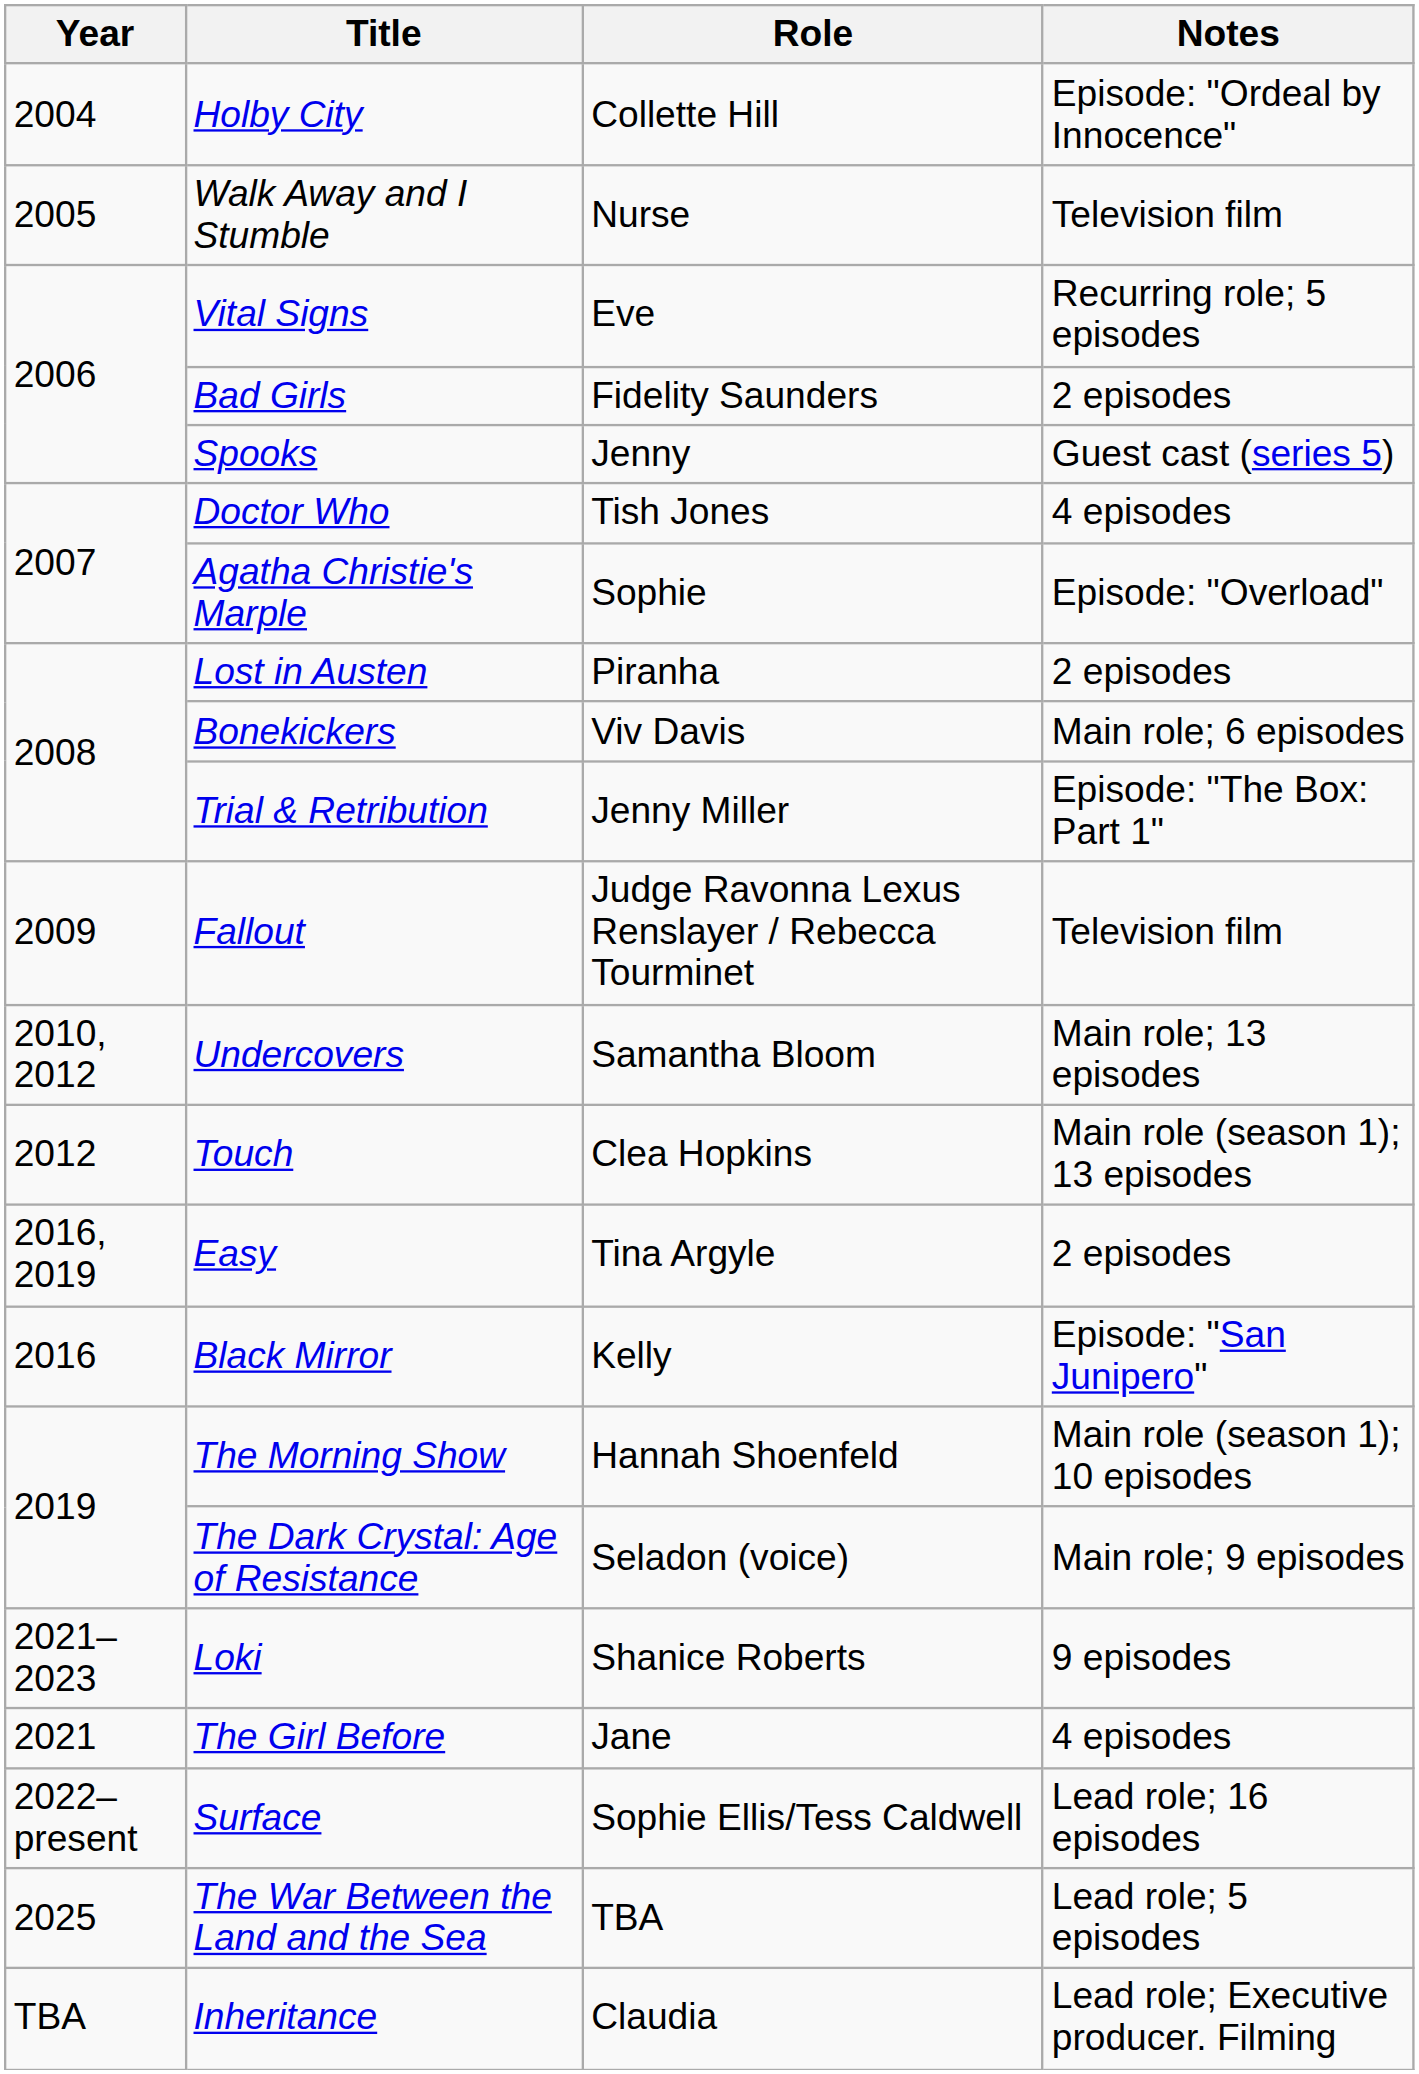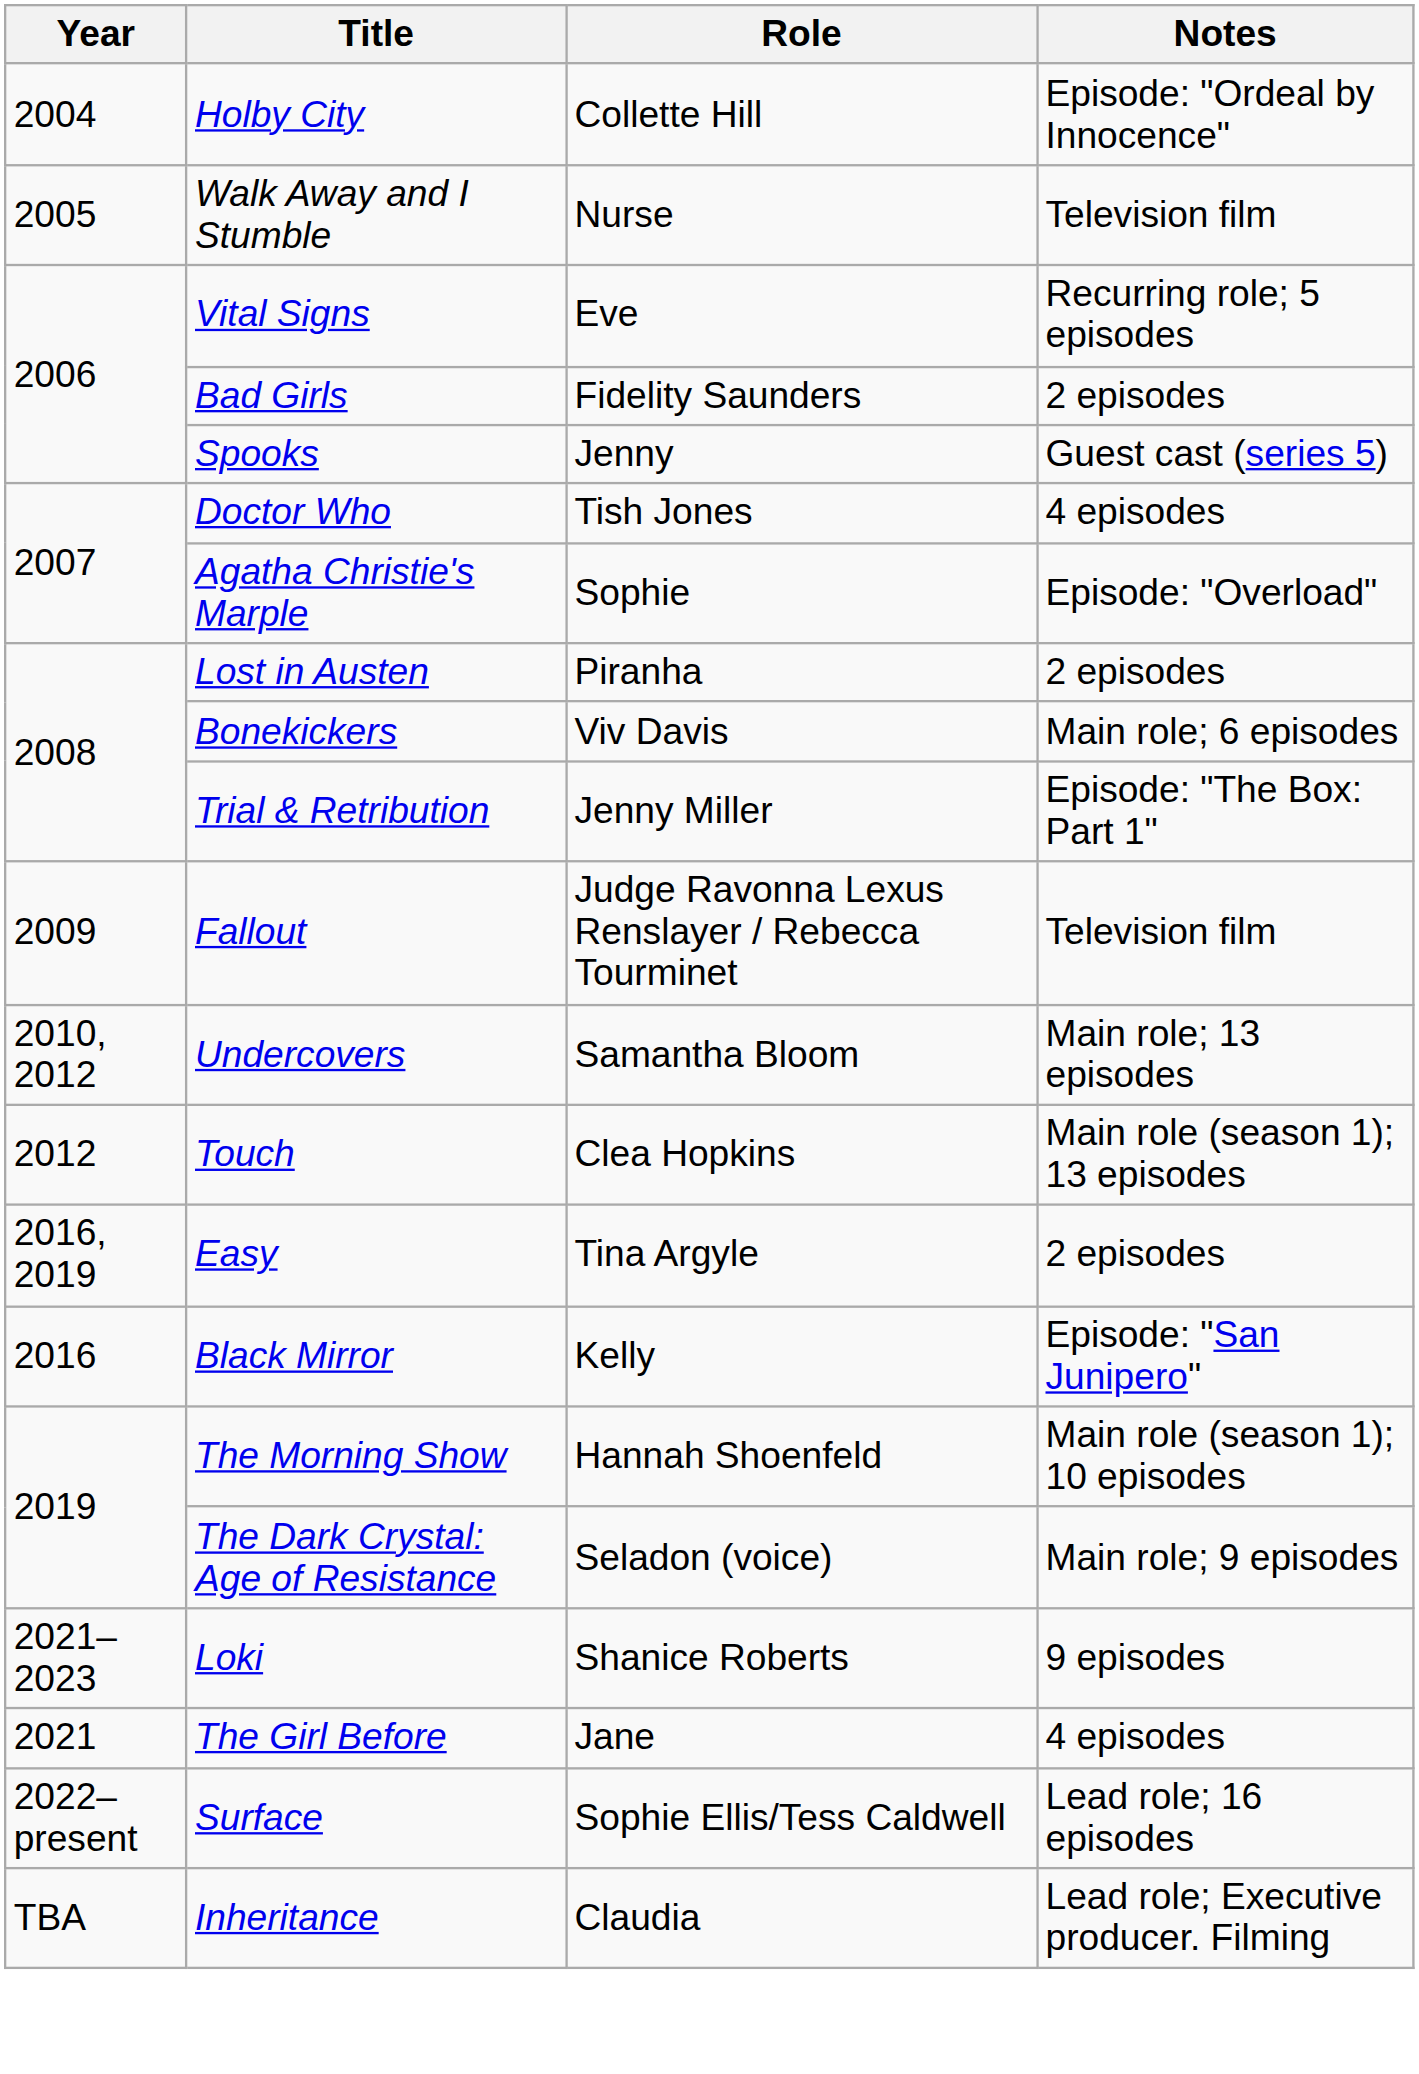- row: (373, 1917)
